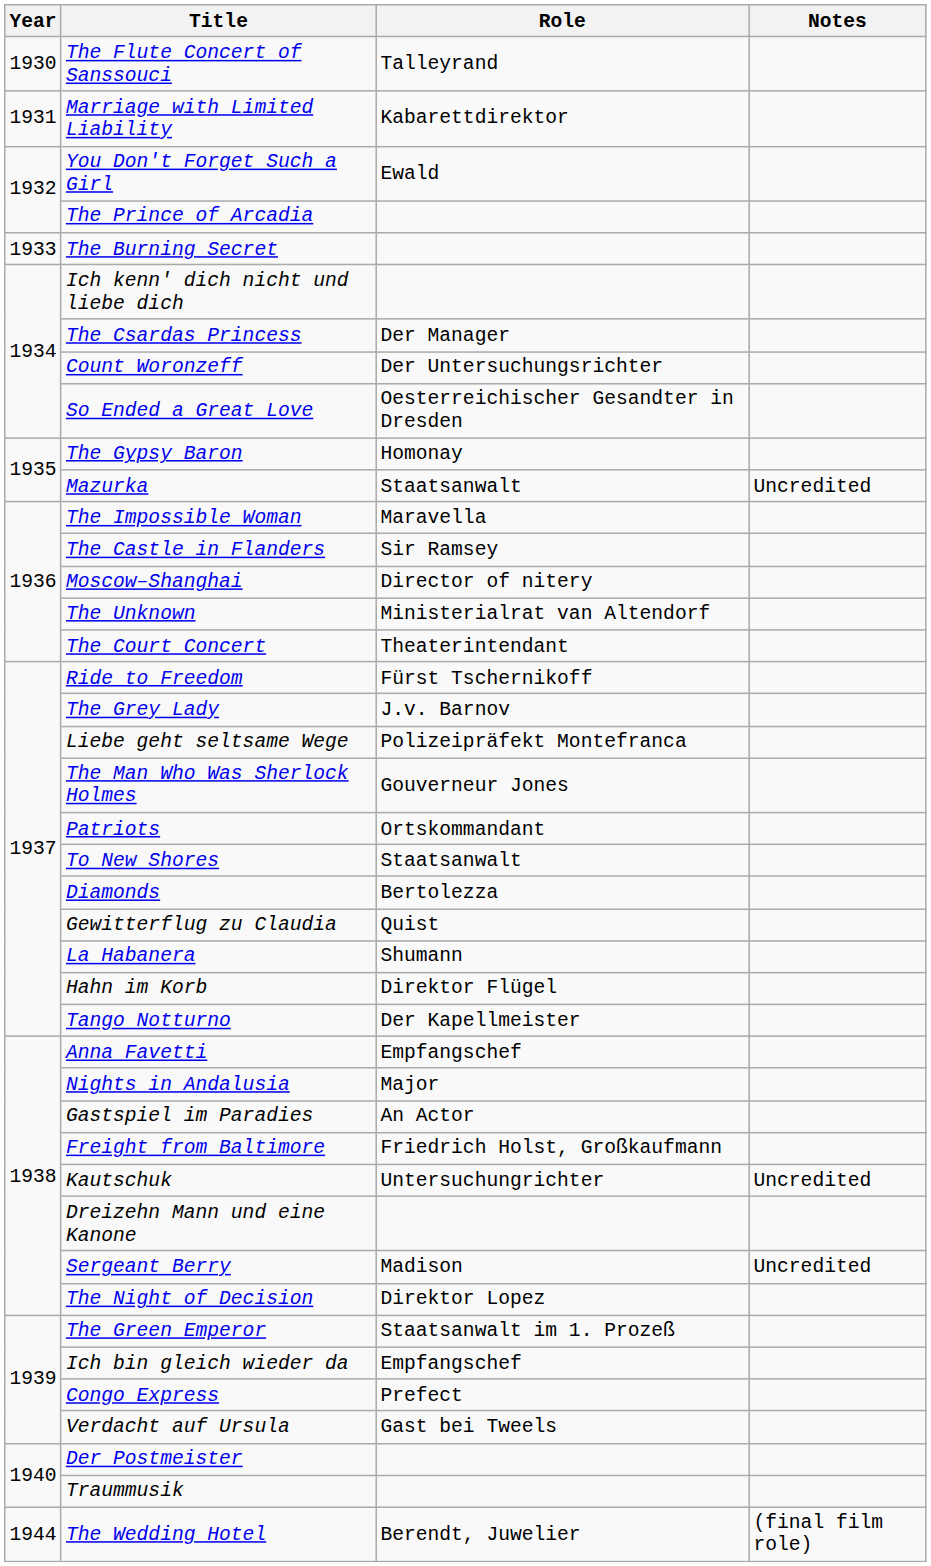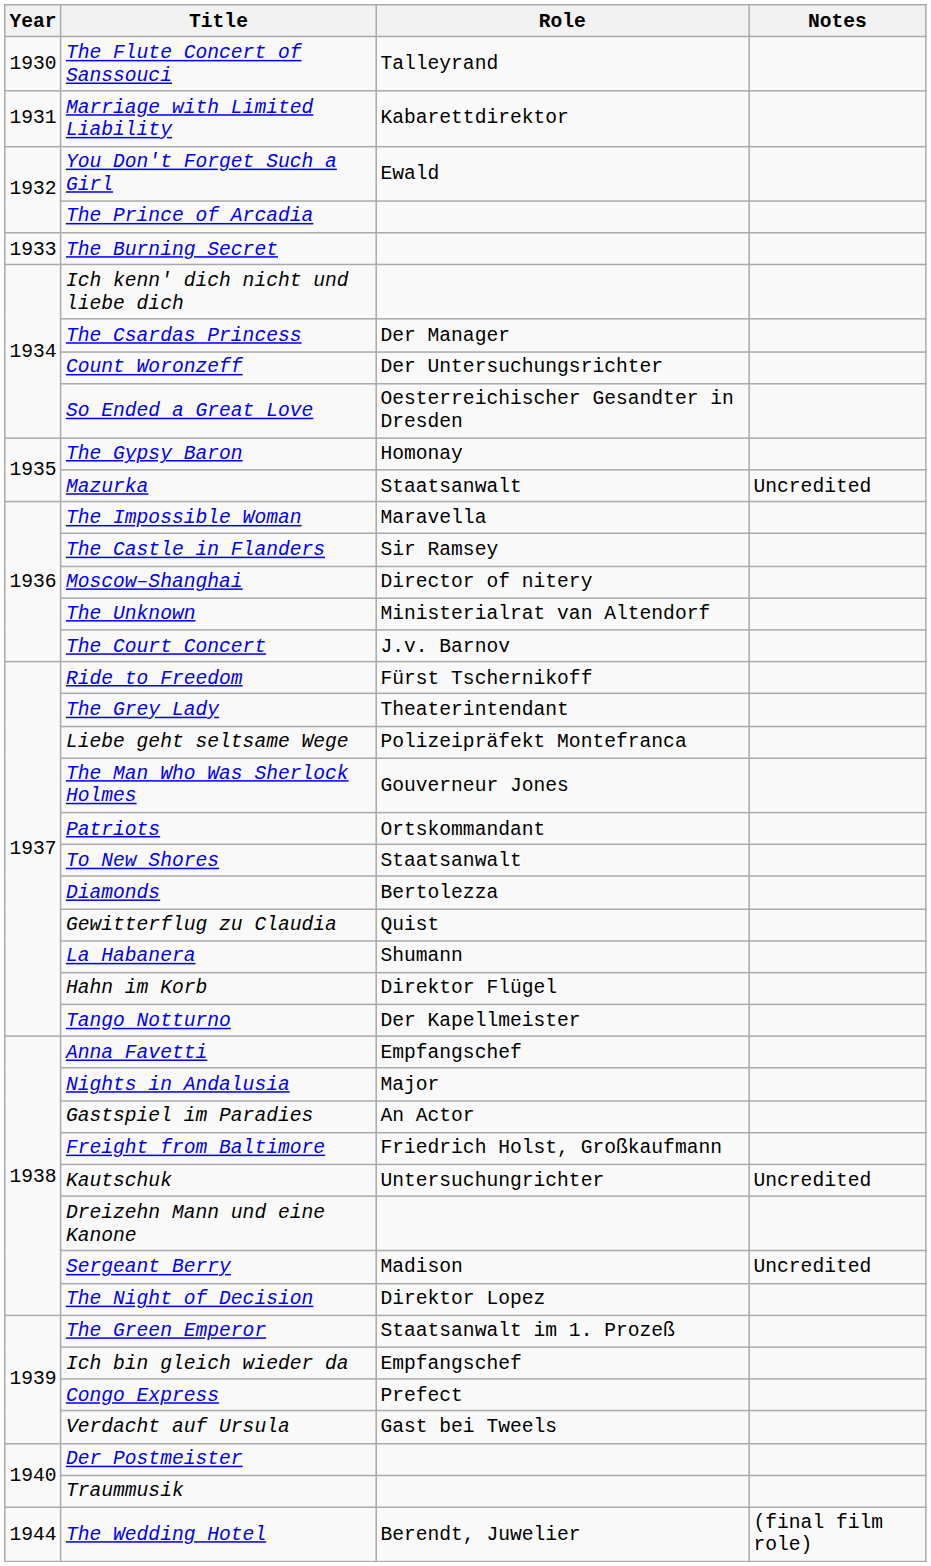(475, 646) Theaterintendant -> (445, 646) J.v. Barnov
(445, 710) J.v. Barnov -> (475, 710) Theaterintendant
